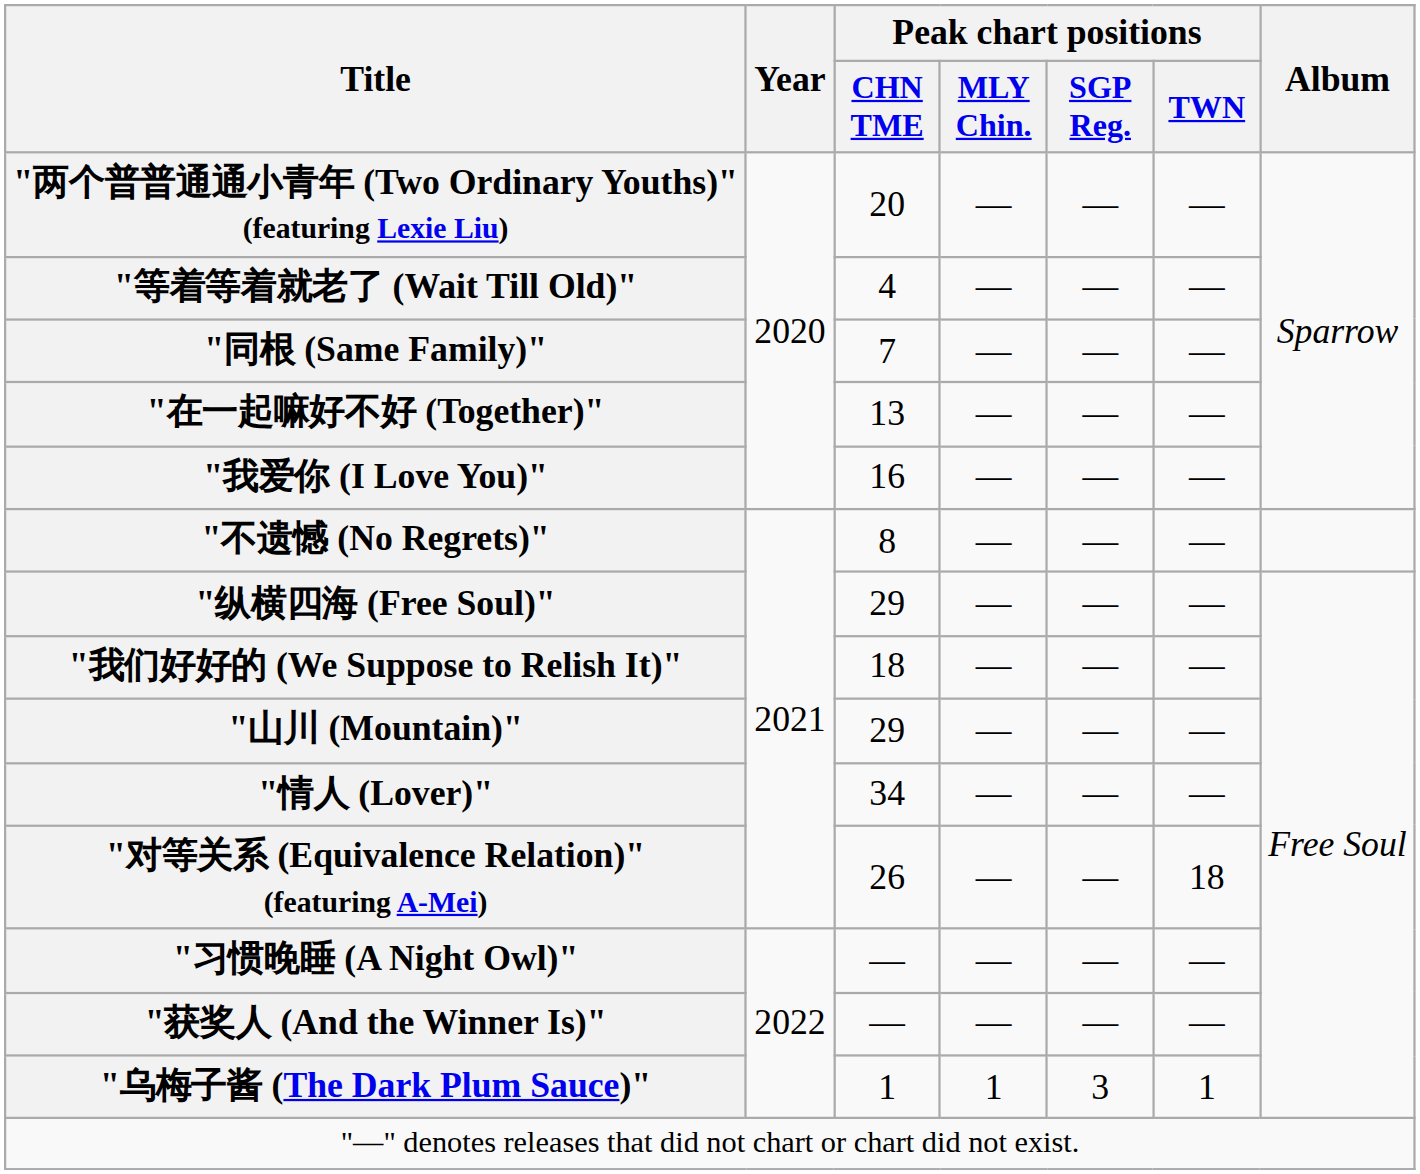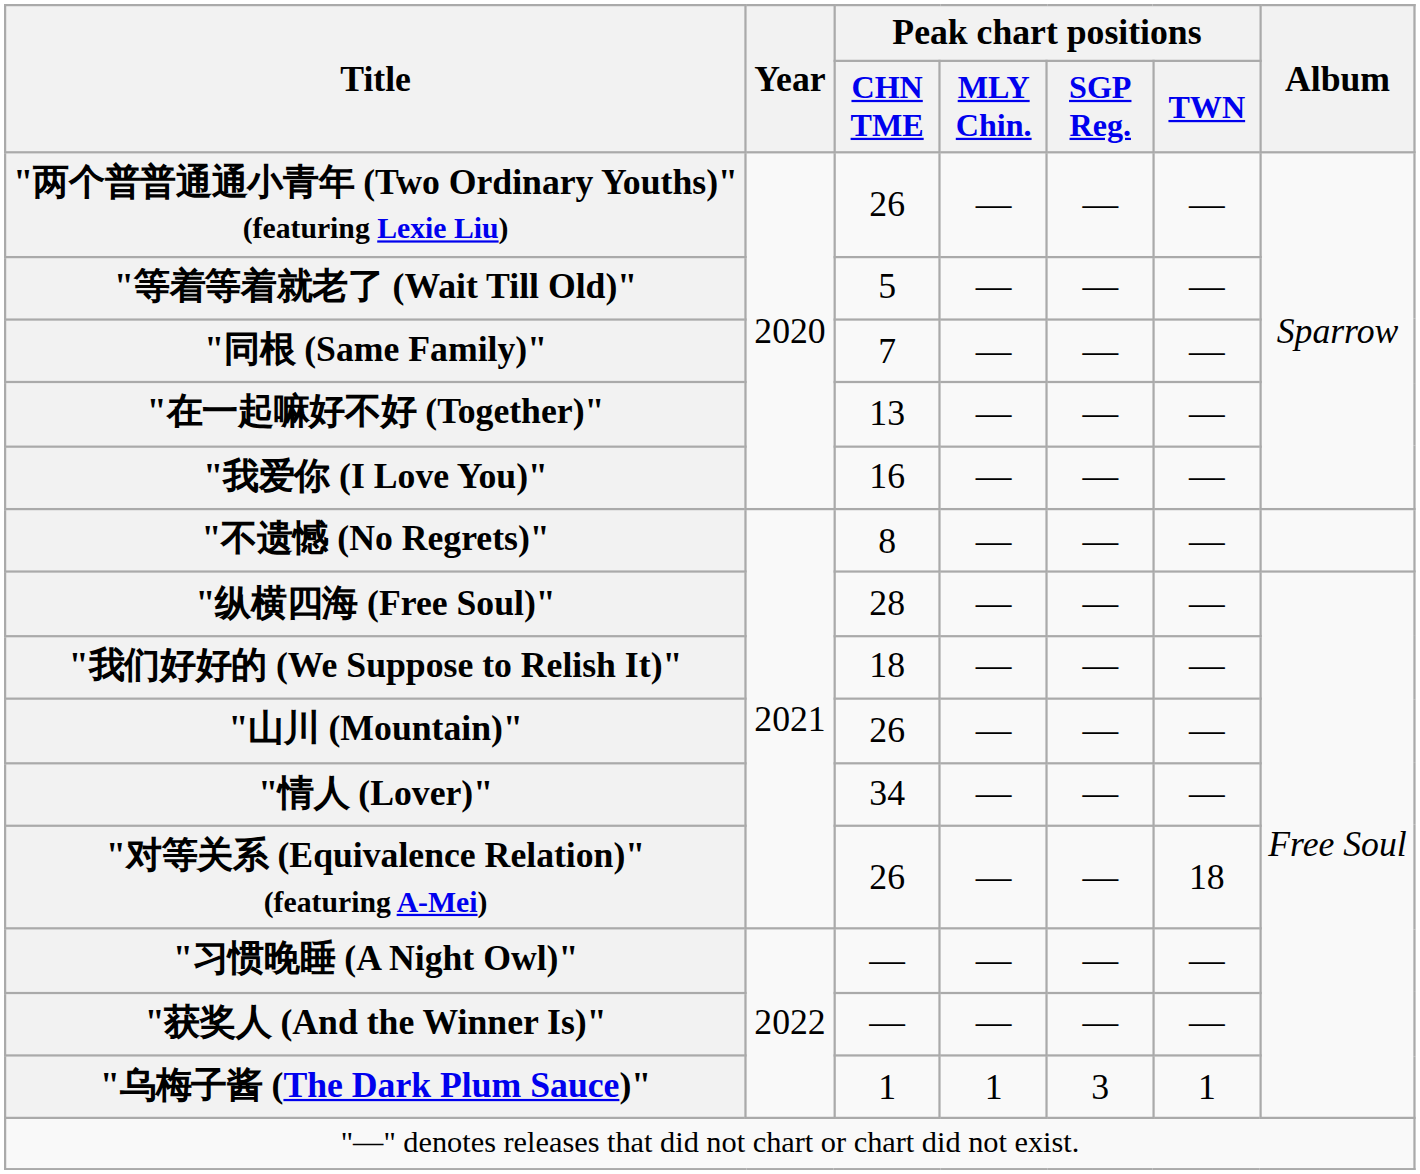(887, 203) 20 -> (887, 203) 26
(887, 287) 4 -> (887, 287) 5
(887, 603) 29 -> (887, 603) 28
(887, 729) 29 -> (887, 729) 26
